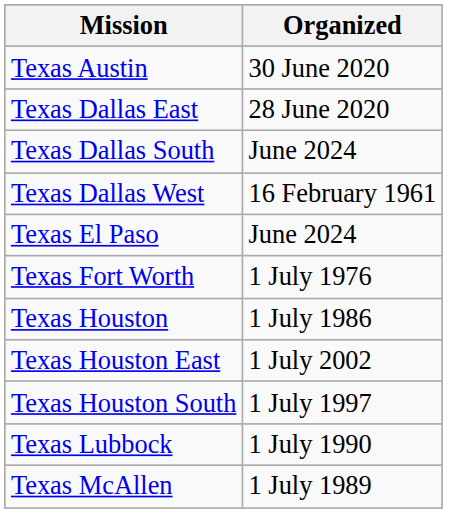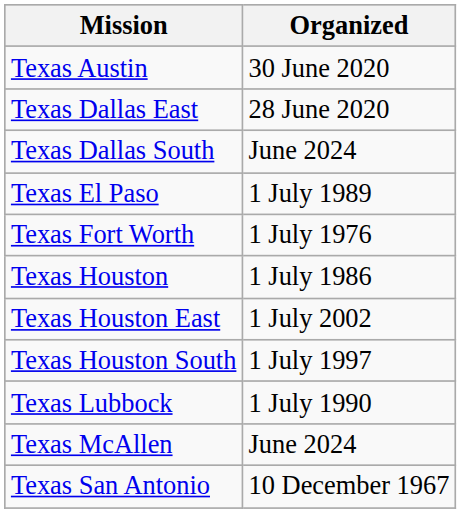- row: (108, 192)
(302, 234) June 2024 -> (310, 192) 1 July 1989
(310, 485) 1 July 1989 -> (302, 444) June 2024
+ row: (110, 485)
